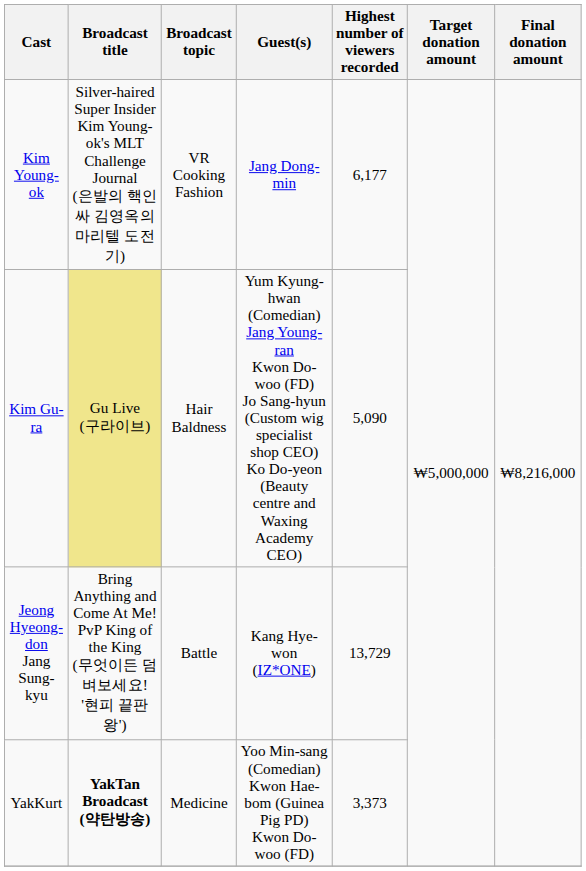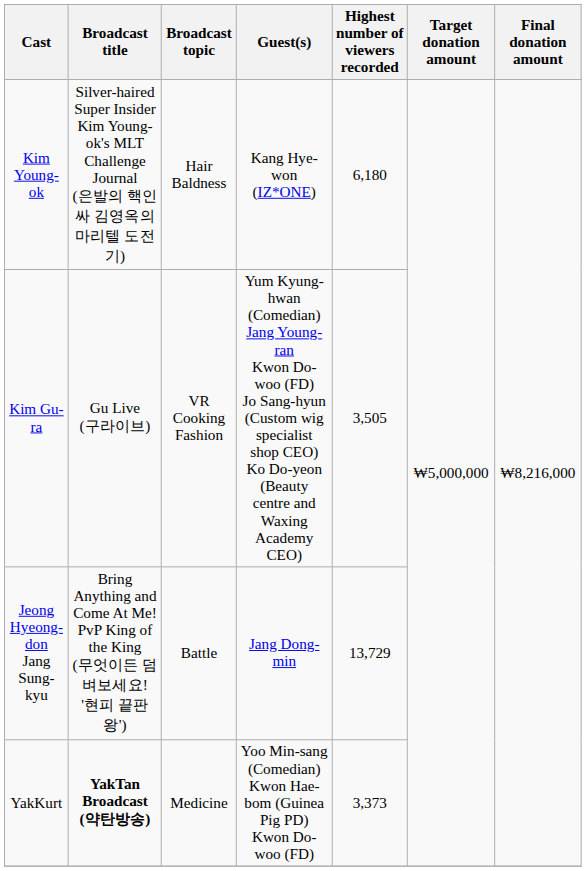(199, 174) VR Cooking Fashion -> (199, 174) Hair Baldness
(284, 174) Jang Dong-min -> (284, 174) Kang Hye-won (IZ*ONE)
(370, 174) 6,177 -> (370, 174) 6,180
(115, 417) khaki background -> (115, 417) no background
(199, 418) Hair Baldness -> (199, 418) VR Cooking Fashion
(370, 418) 5,090 -> (370, 418) 3,505
(284, 653) Kang Hye-won (IZ*ONE) -> (284, 653) Jang Dong-min
